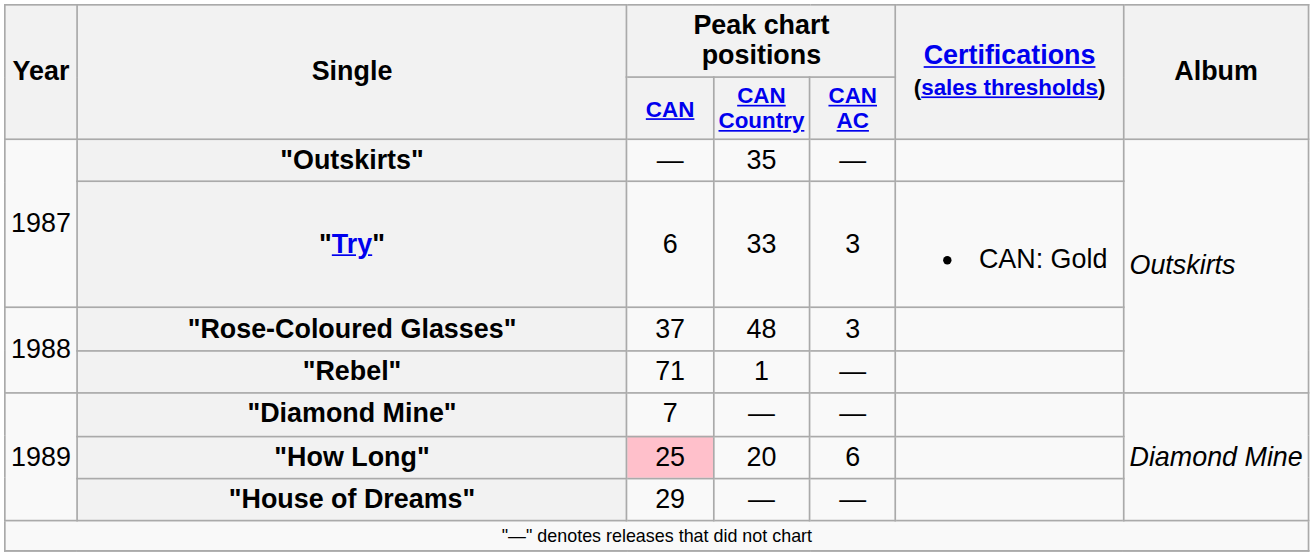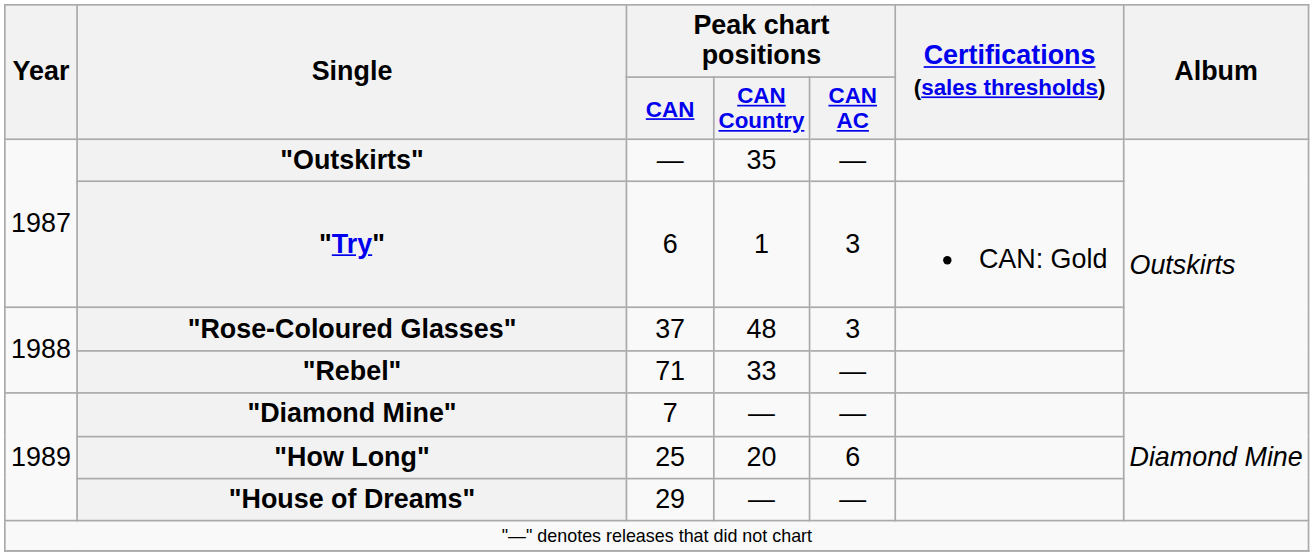(761, 244) 33 -> (761, 244) 1
(761, 371) 1 -> (761, 371) 33
(670, 456) pink background -> (670, 456) no background
